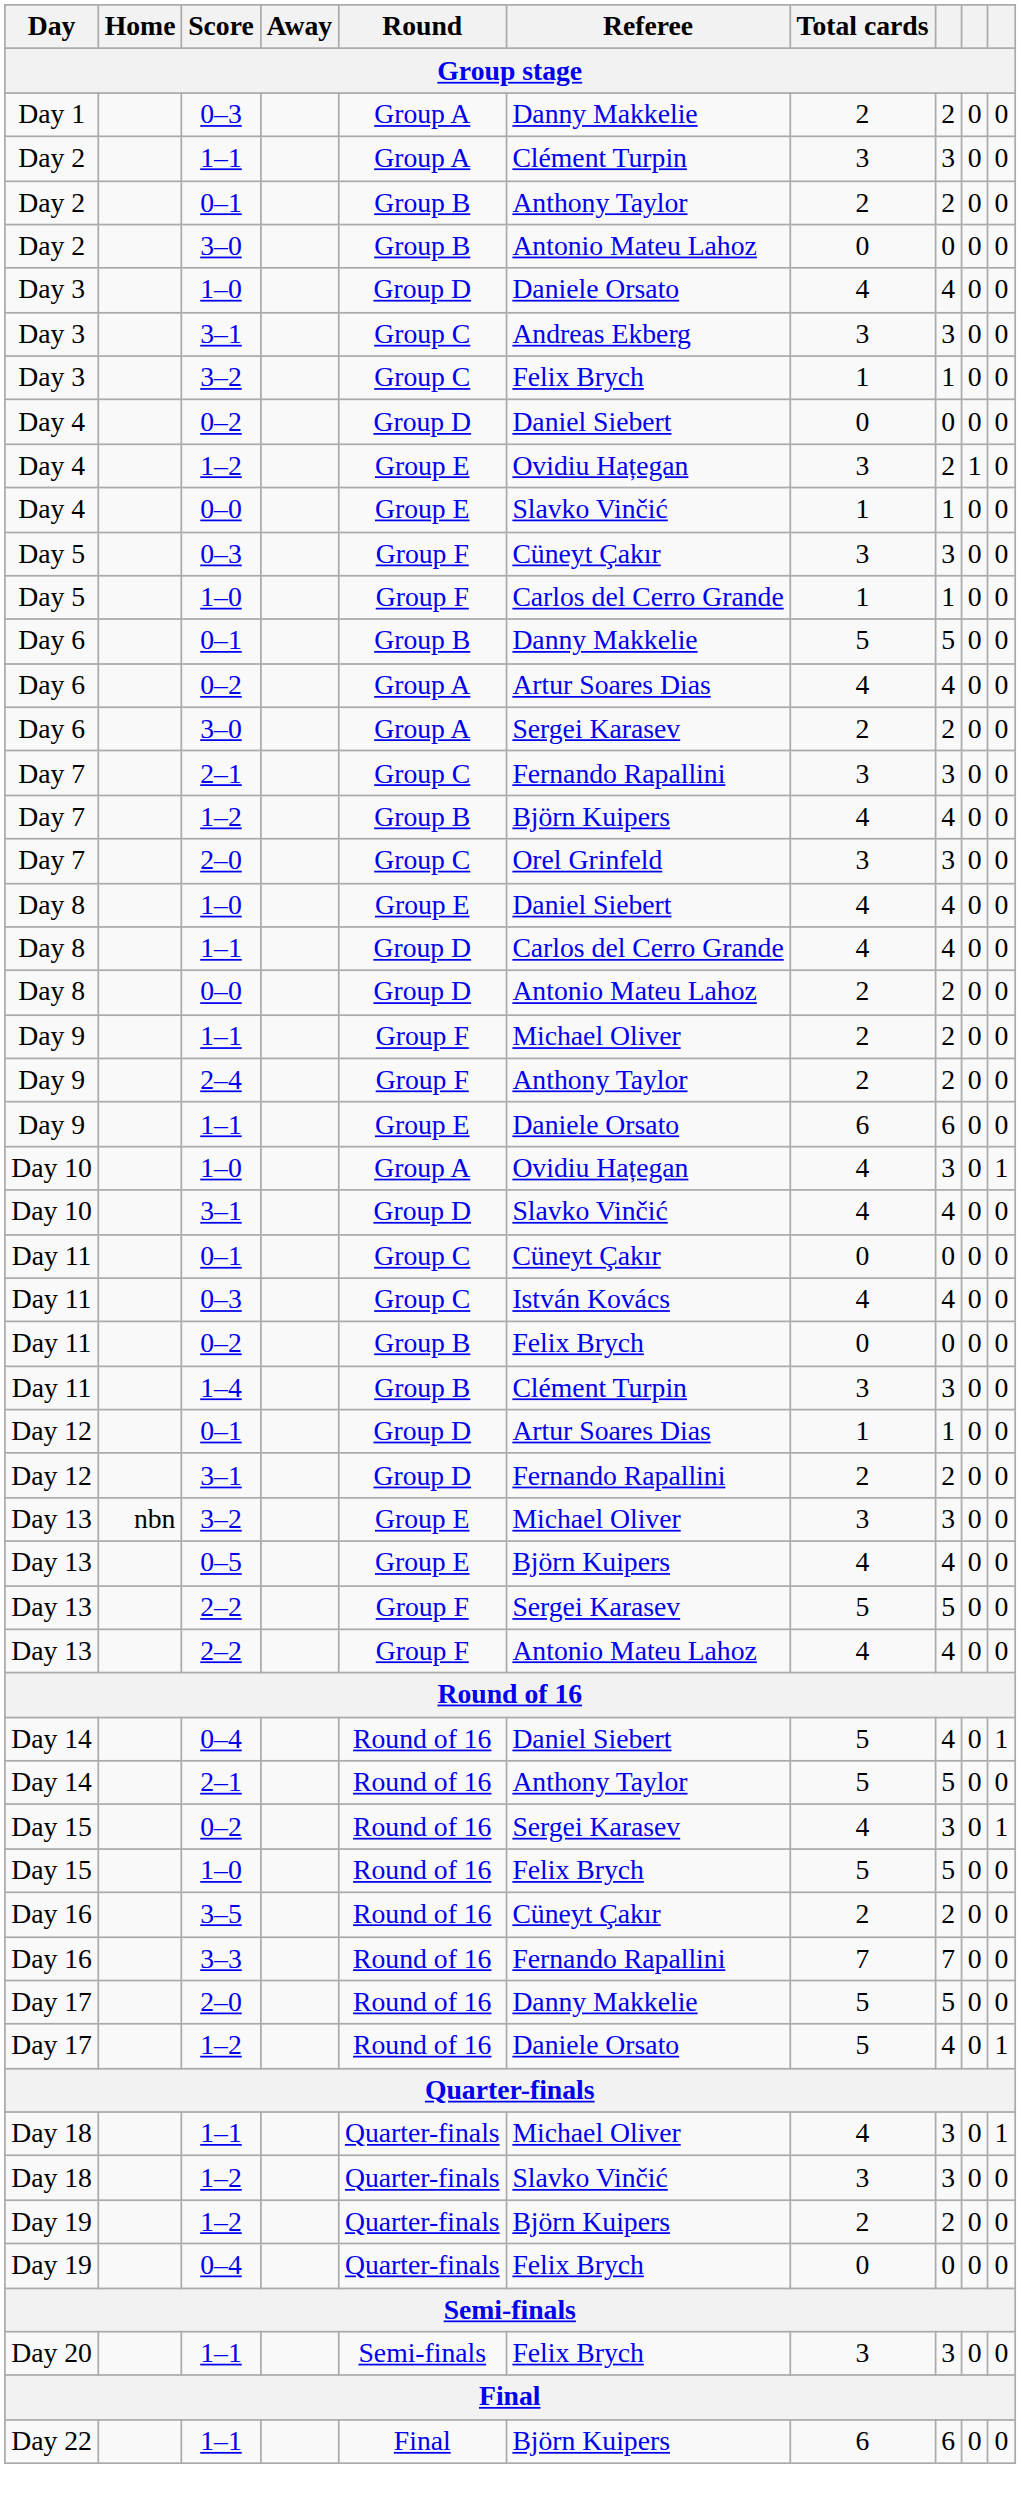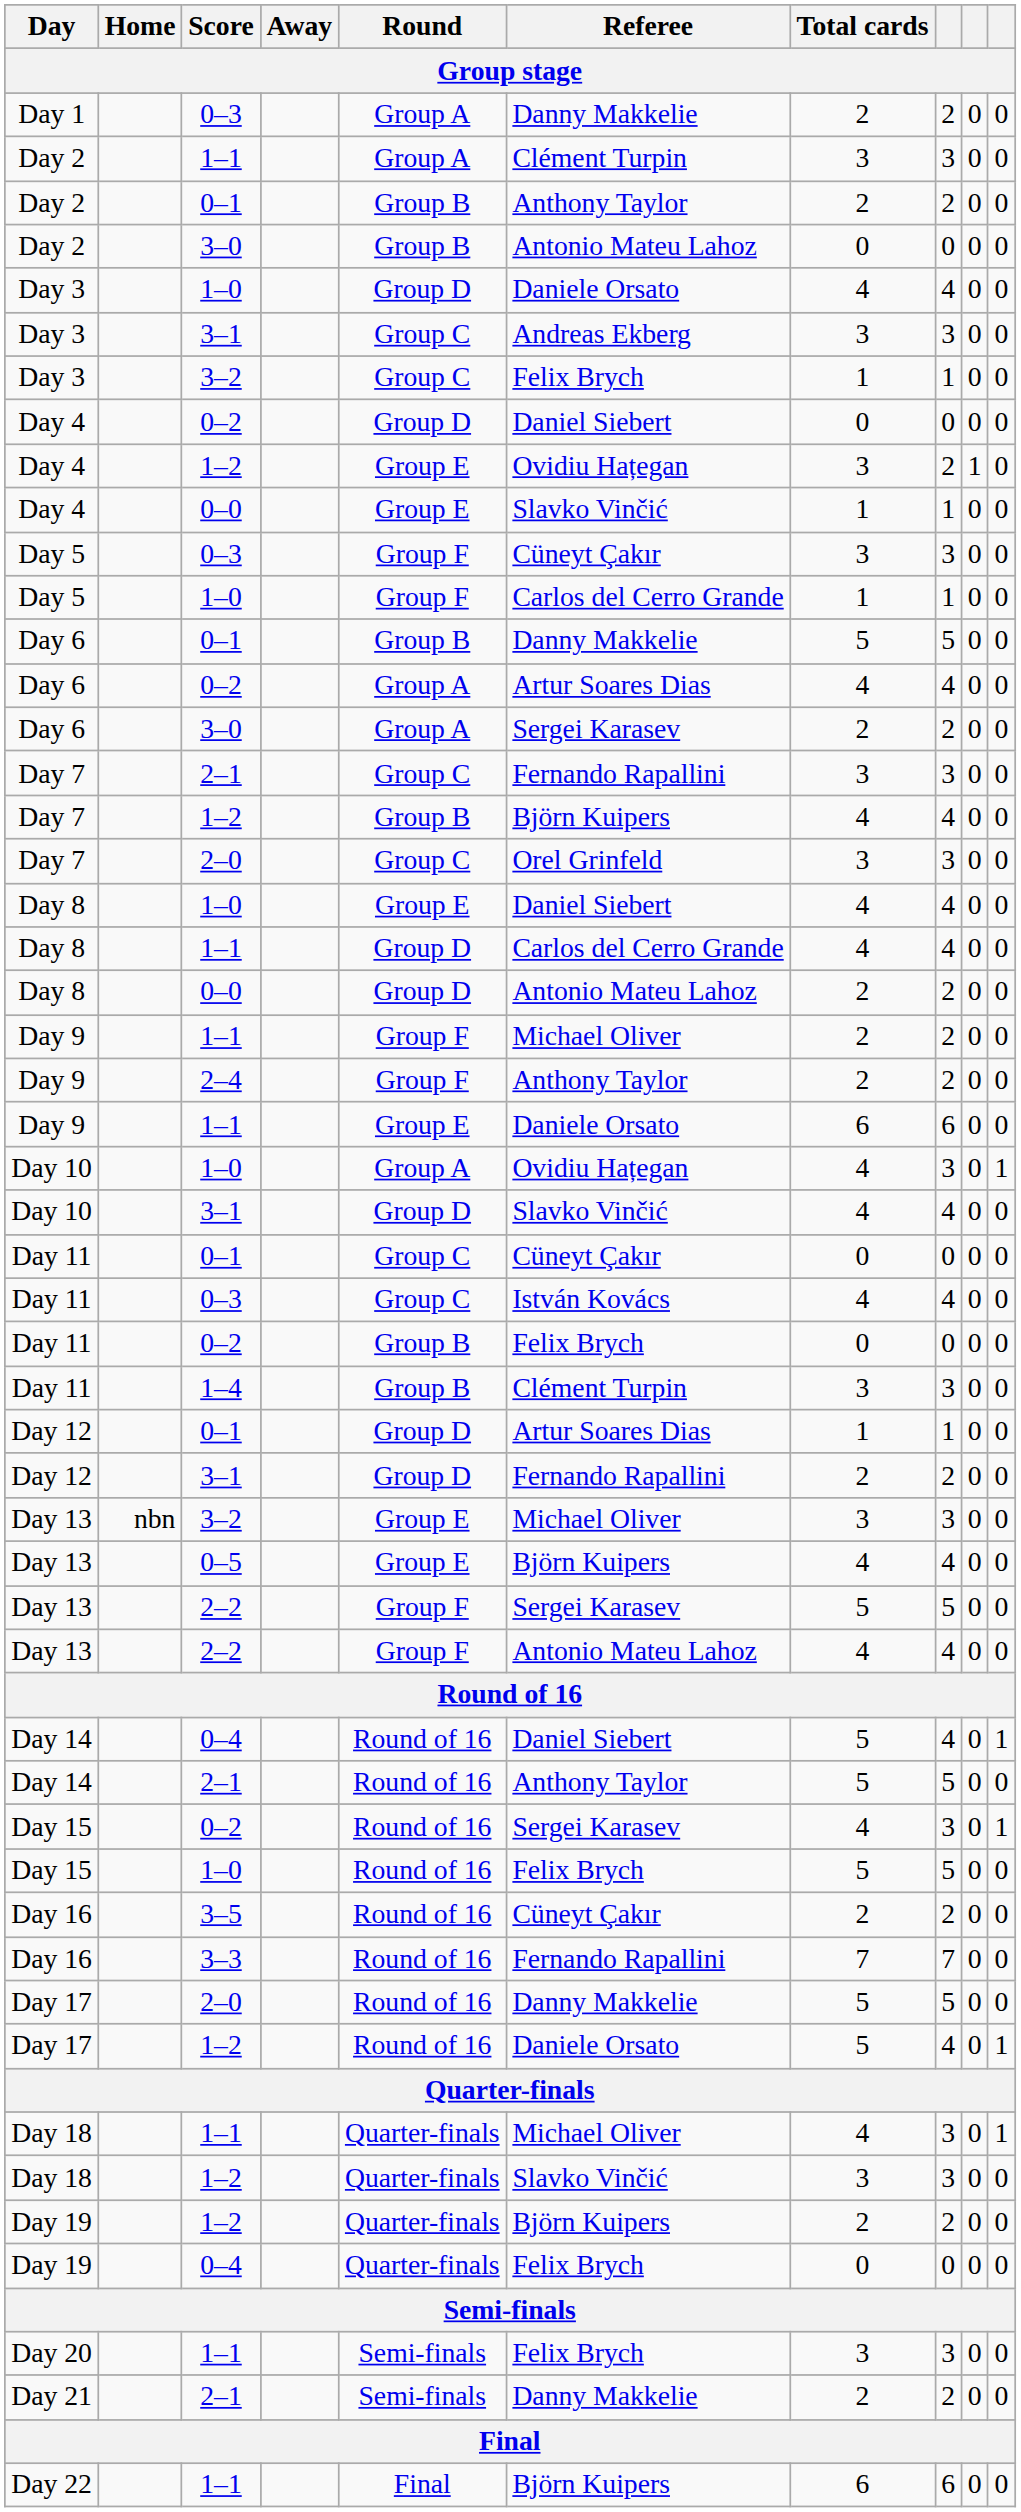+ row: (52, 2396)
